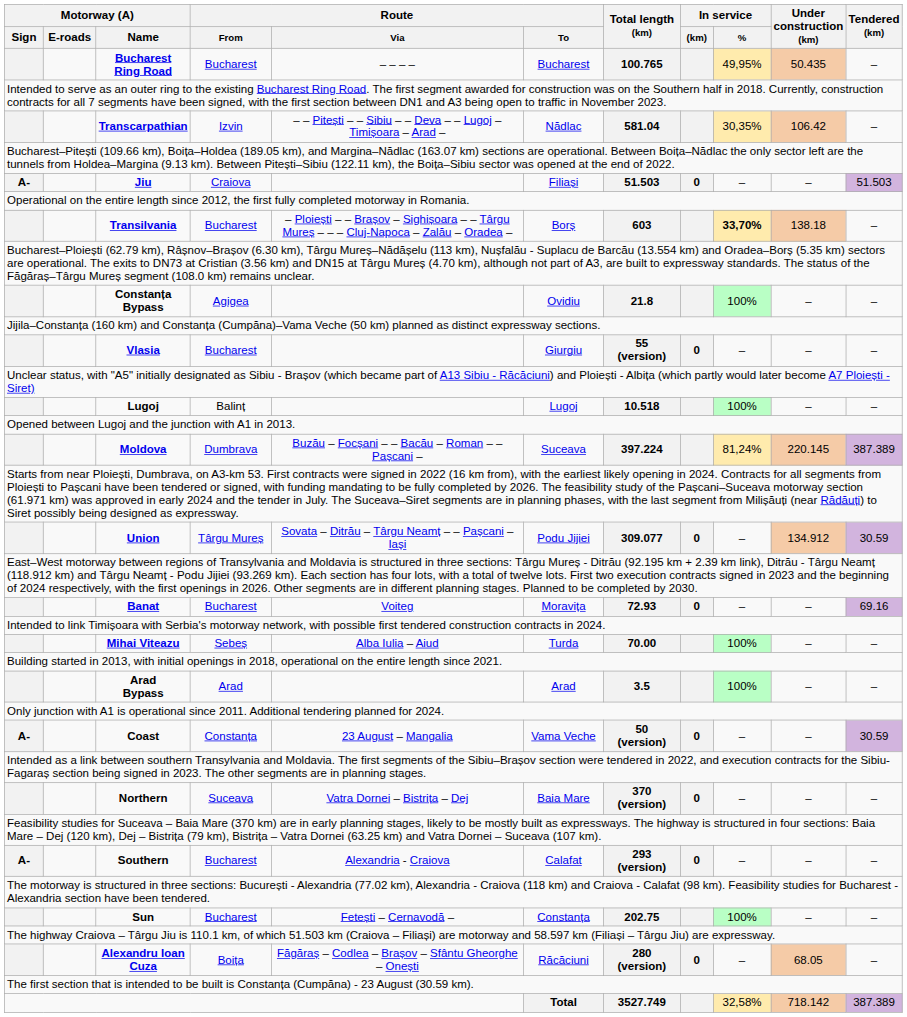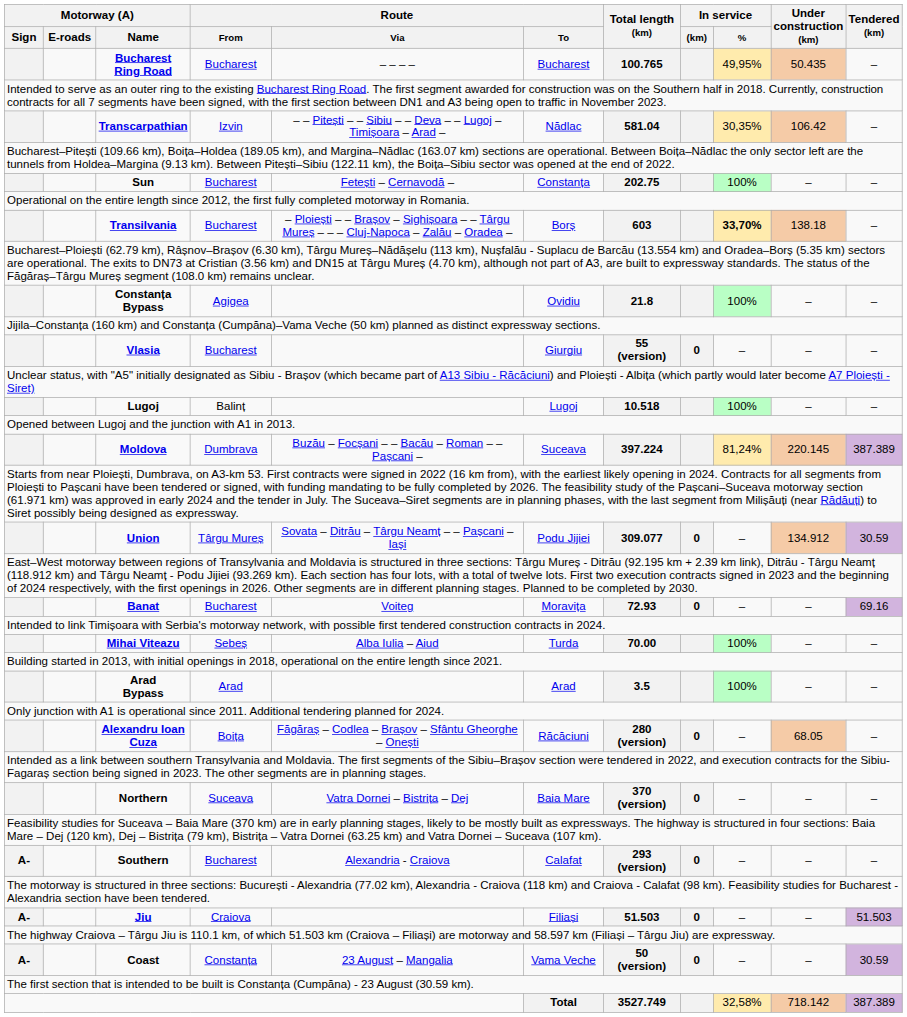rows swapped: (143, 916) <-> (143, 182)
rows swapped: (143, 959) <-> (143, 736)
